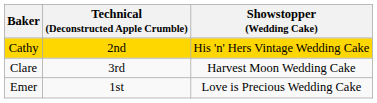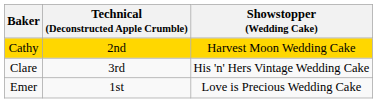(281, 48) His 'n' Hers Vintage Wedding Cake -> (281, 48) Harvest Moon Wedding Cake
(281, 68) Harvest Moon Wedding Cake -> (281, 68) His 'n' Hers Vintage Wedding Cake
